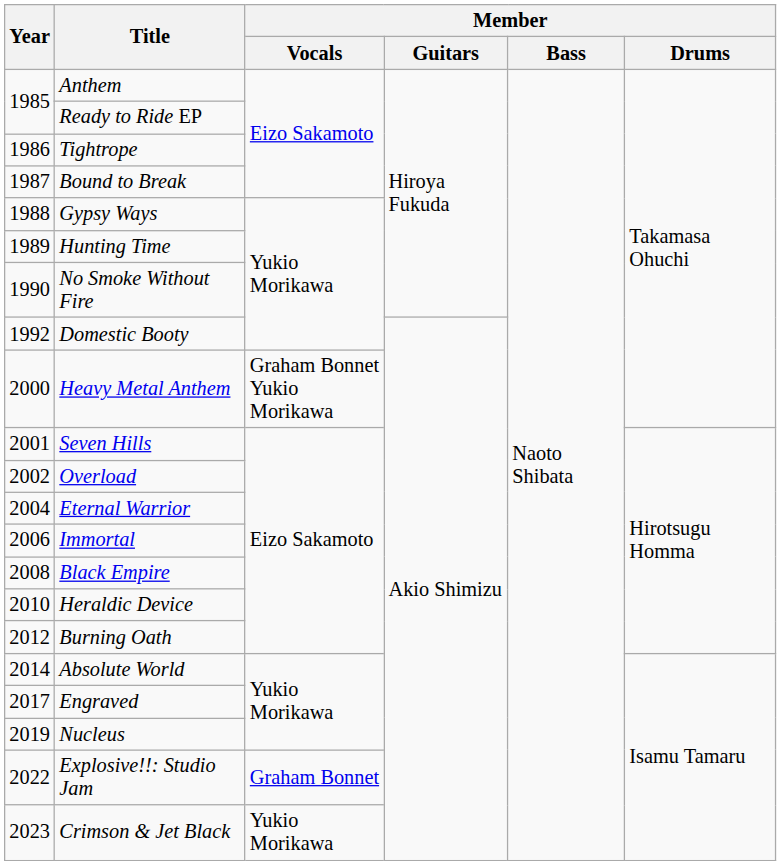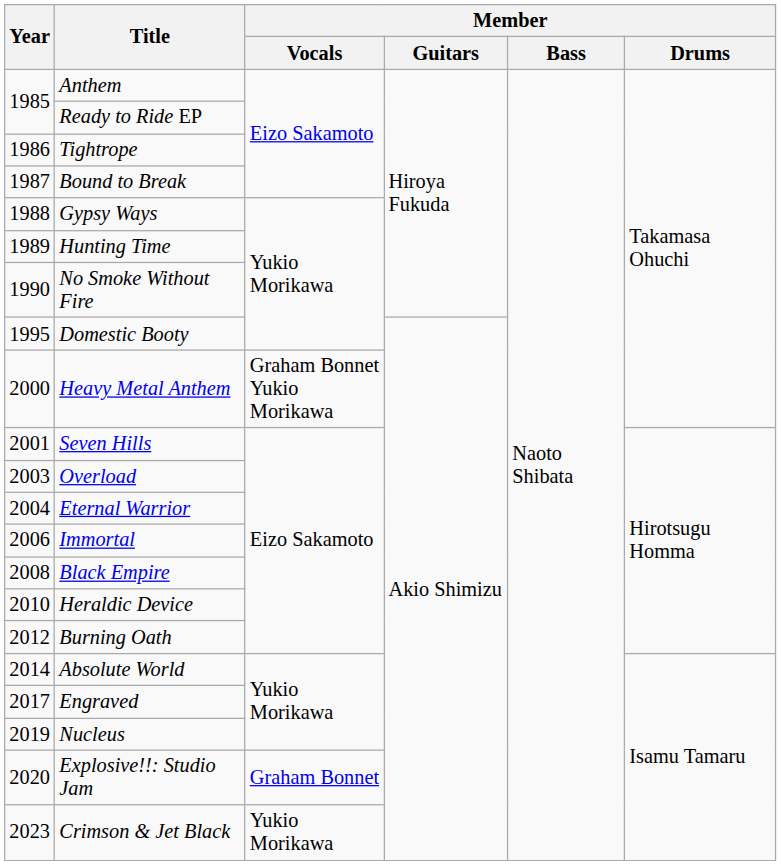(30, 333) 1992 -> (30, 333) 1995
(30, 475) 2002 -> (30, 475) 2003
(30, 777) 2022 -> (30, 777) 2020
